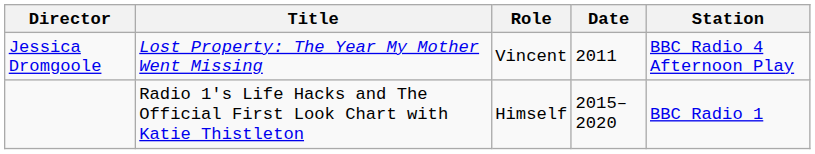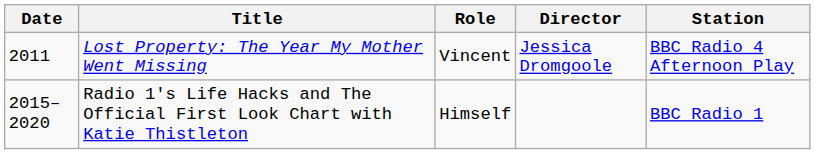columns swapped: (609, 19) <-> (70, 19)
